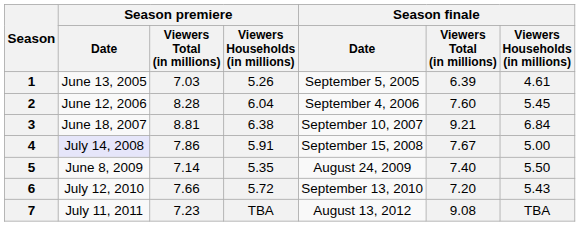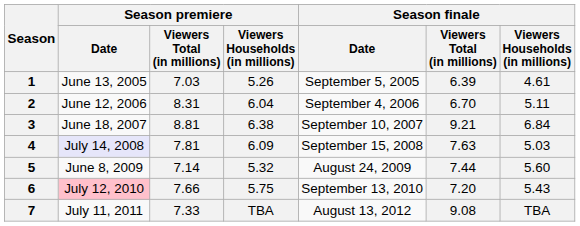(187, 103) 8.28 -> (187, 103) 8.31
(463, 103) 7.60 -> (463, 103) 6.70
(537, 103) 5.45 -> (537, 103) 5.11
(187, 146) 7.86 -> (187, 146) 7.81
(261, 146) 5.91 -> (261, 146) 6.09
(463, 146) 7.67 -> (463, 146) 7.63
(537, 146) 5.00 -> (537, 146) 5.03
(261, 167) 5.35 -> (261, 167) 5.32
(463, 167) 7.40 -> (463, 167) 7.44
(537, 167) 5.50 -> (537, 167) 5.60
(104, 189) no background -> (104, 189) pink background
(261, 189) 5.72 -> (261, 189) 5.75
(187, 210) 7.23 -> (187, 210) 7.33
